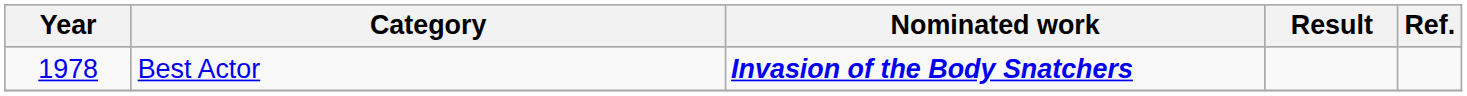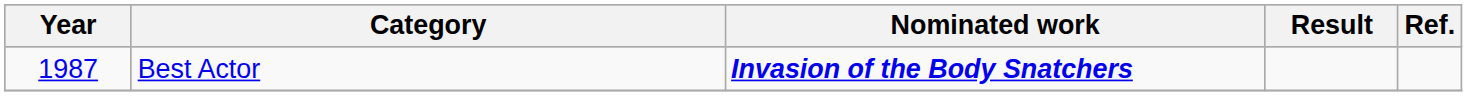(68, 68) 1978 -> (68, 68) 1987
